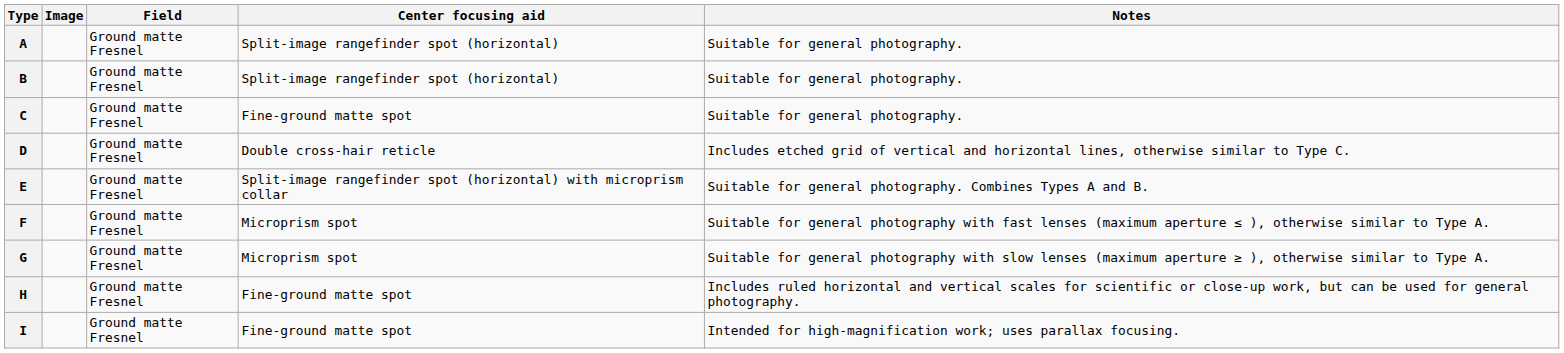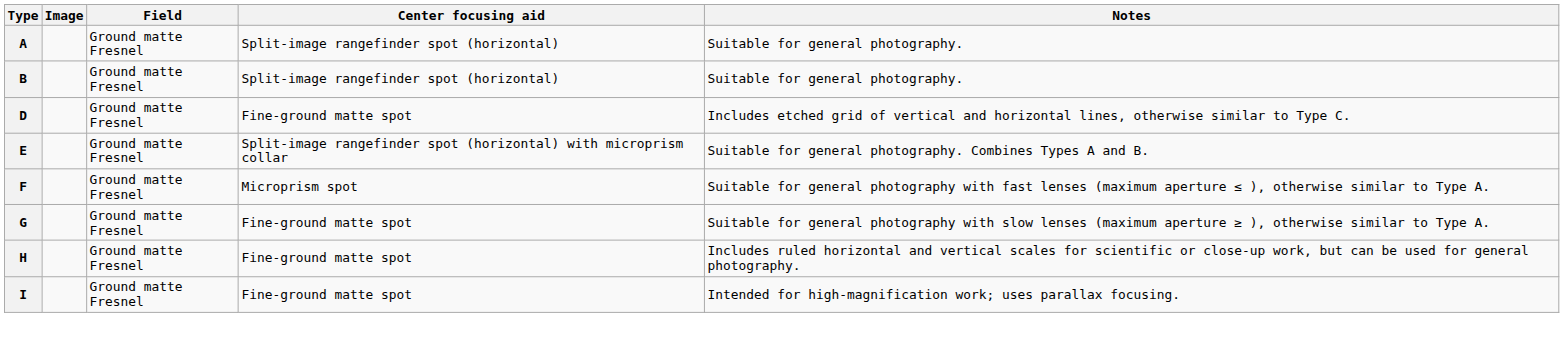- row: (23, 115)
(338, 151) Double cross-hair reticle -> (327, 115) Fine-ground matte spot
(300, 258) Microprism spot -> (327, 223) Fine-ground matte spot
